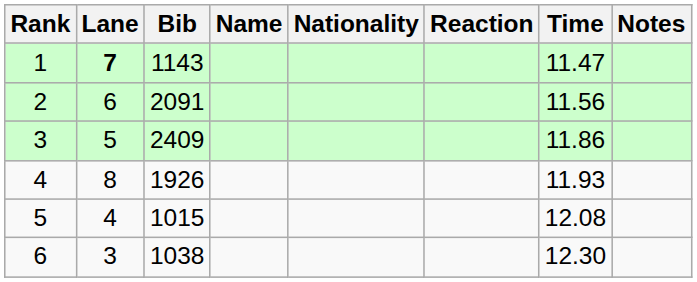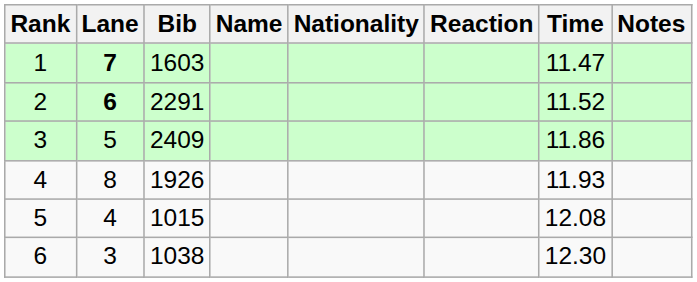(177, 62) 1143 -> (177, 62) 1603
(110, 101) normal -> (110, 101) bold
(177, 101) 2091 -> (177, 101) 2291
(575, 101) 11.56 -> (575, 101) 11.52
